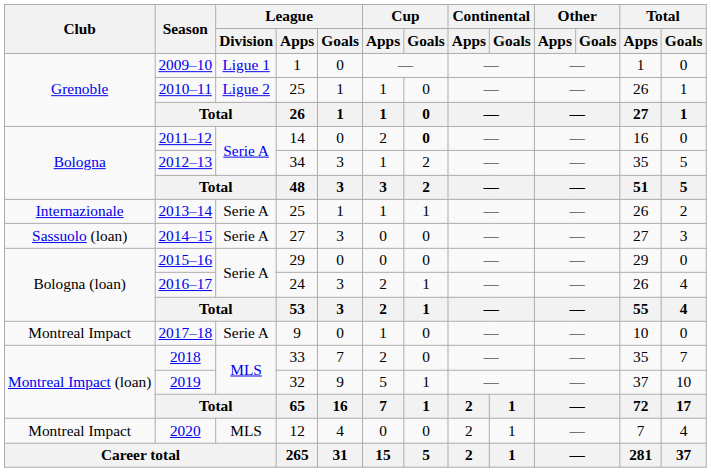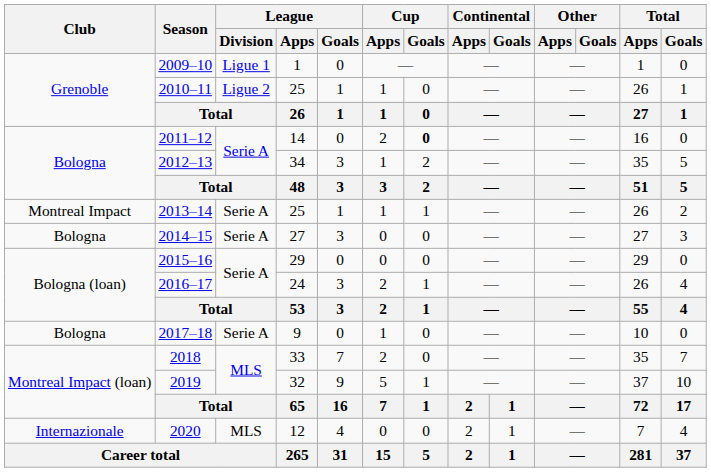(80, 211) Internazionale -> (80, 211) Montreal Impact
(80, 235) Sassuolo (loan) -> (80, 235) Bologna
(80, 333) Montreal Impact -> (80, 333) Bologna
(80, 430) Montreal Impact -> (80, 430) Internazionale
